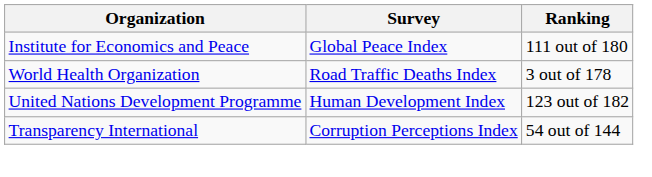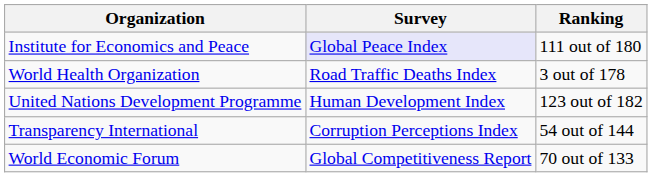(378, 46) no background -> (378, 46) lavender background
+ row: (94, 158)
